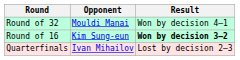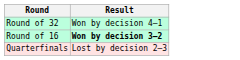- column: (103, 11)
